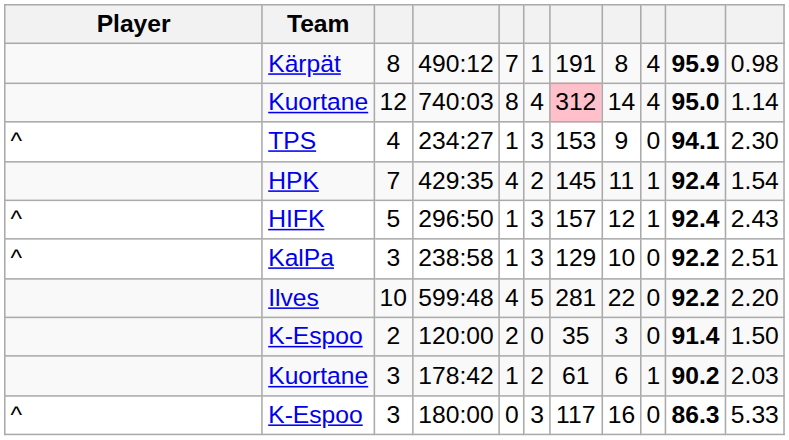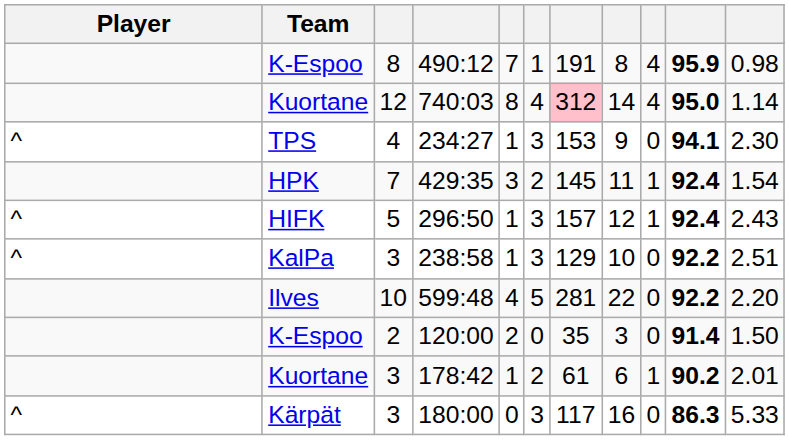(305, 63) Kärpät -> (315, 63) K-Espoo
(512, 180) 4 -> (512, 180) 3
(755, 375) 2.03 -> (755, 375) 2.01
(315, 414) K-Espoo -> (305, 414) Kärpät
